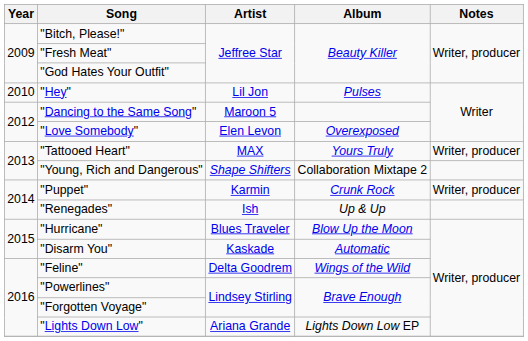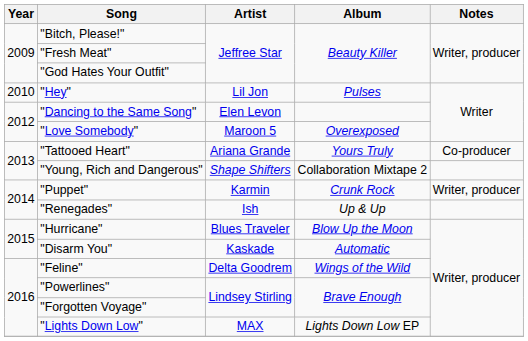(250, 111) Maroon 5 -> (250, 111) Elen Levon
(250, 131) Elen Levon -> (250, 131) Maroon 5
(250, 151) MAX -> (250, 151) Ariana Grande
(476, 151) Writer, producer -> (476, 151) Co-producer
(250, 326) Ariana Grande -> (250, 326) MAX
